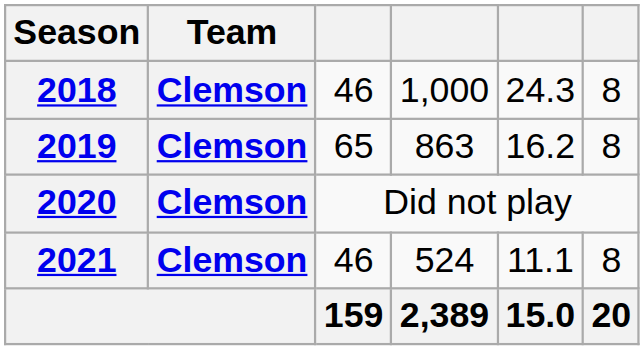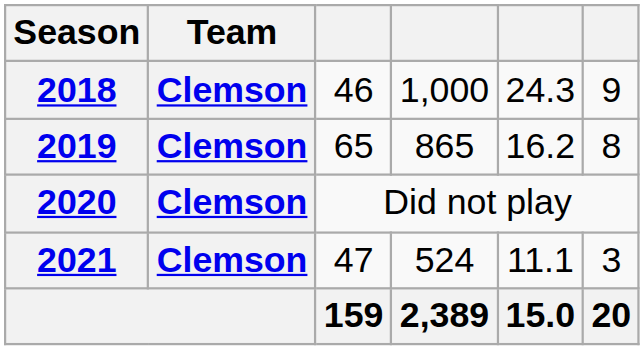(611, 89) 8 -> (611, 89) 9
(445, 145) 863 -> (445, 145) 865
(354, 259) 46 -> (354, 259) 47
(611, 259) 8 -> (611, 259) 3
